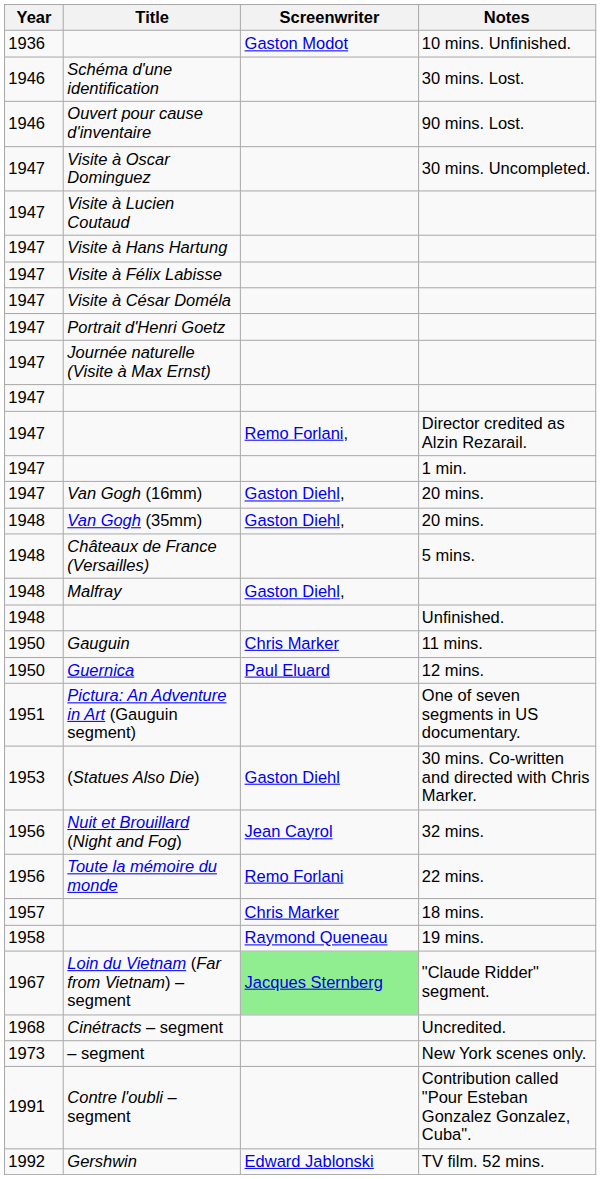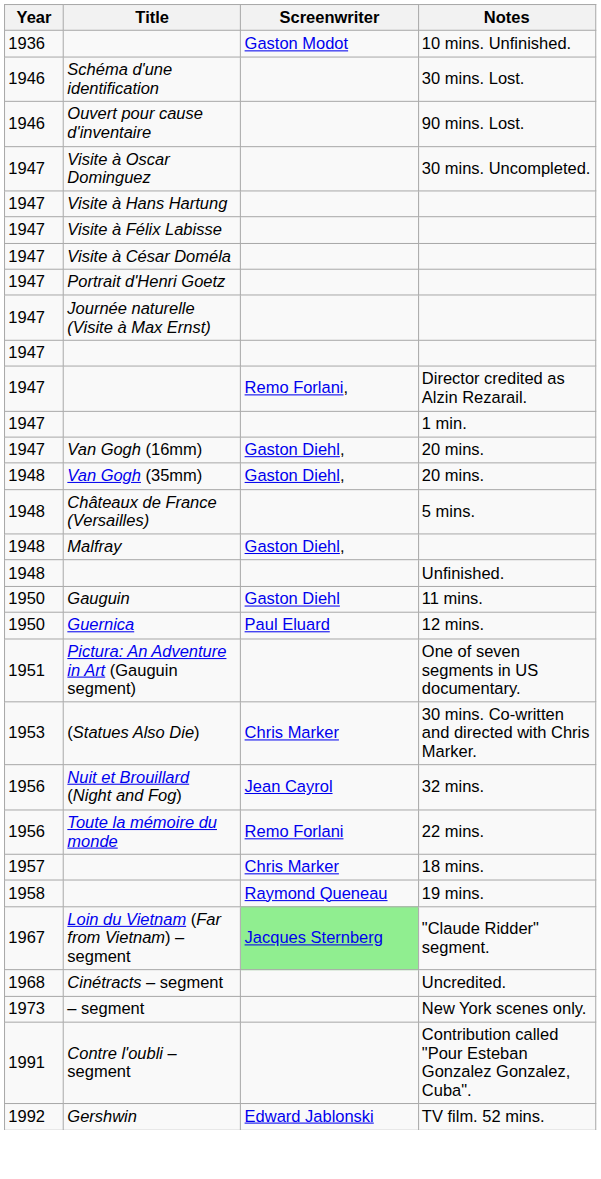- row: (121, 213)
(292, 643) Chris Marker -> (292, 599) Gaston Diehl
(292, 777) Gaston Diehl -> (292, 733) Chris Marker
